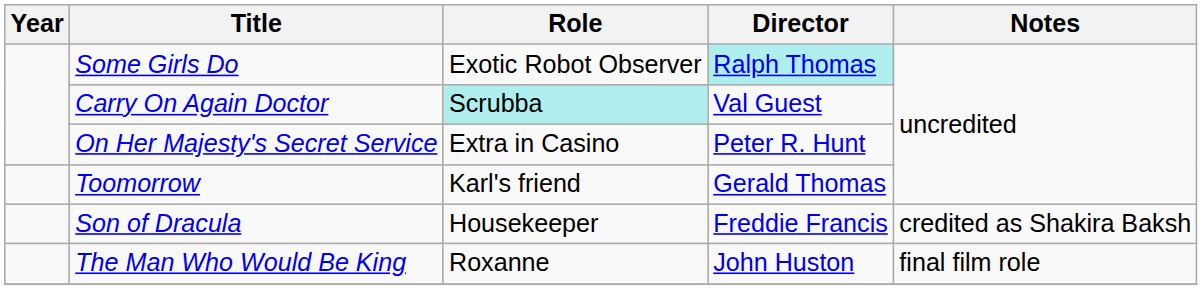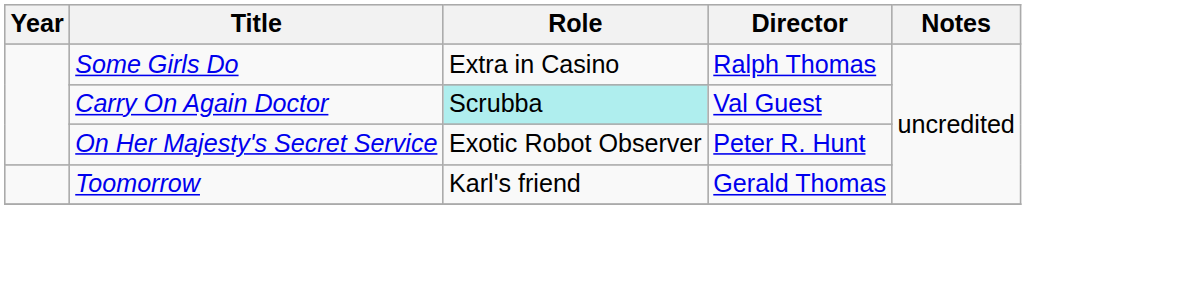(575, 64) Exotic Robot Observer -> (534, 64) Extra in Casino
(795, 64) paleturquoise background -> (795, 64) no background
(534, 143) Extra in Casino -> (575, 143) Exotic Robot Observer
- row: (158, 223)
- row: (241, 263)
